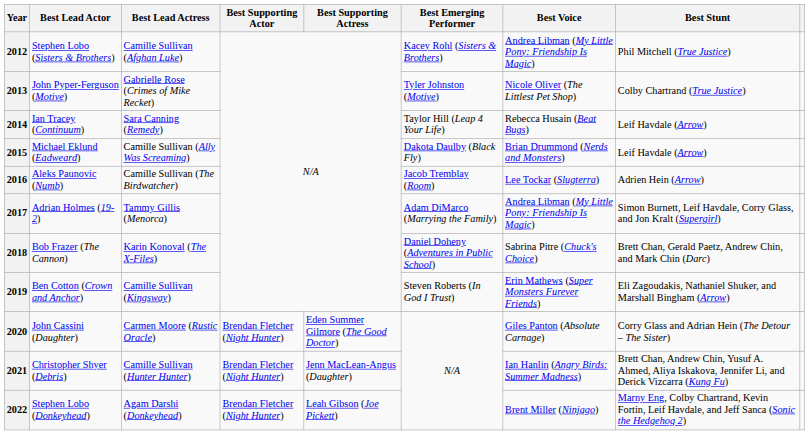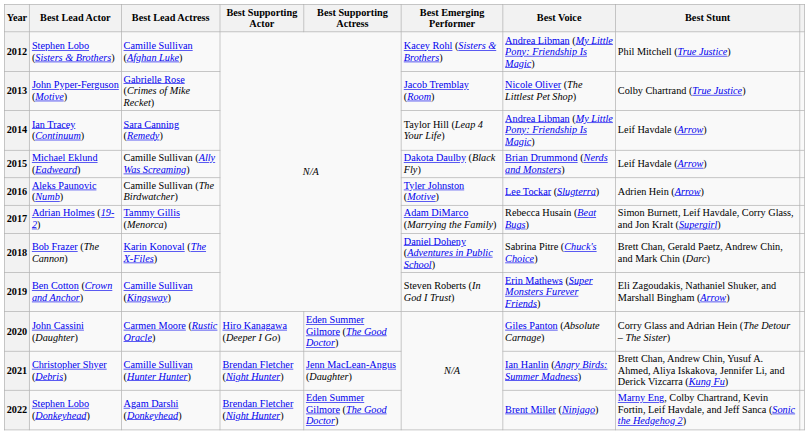(434, 91) Tyler Johnston (Motive) -> (436, 91) Jacob Tremblay (Room)
(551, 124) Rebecca Husain (Beat Bugs) -> (559, 130) Andrea Libman (My Little Pony: Friendship Is Magic)
(436, 180) Jacob Tremblay (Room) -> (434, 191) Tyler Johnston (Motive)
(559, 213) Andrea Libman (My Little Pony: Friendship Is Magic) -> (551, 219) Rebecca Husain (Beat Bugs)
(258, 331) Brendan Fletcher (Night Hunter) -> (255, 331) Hiro Kanagawa (Deeper I Go)
(342, 410) Leah Gibson (Joe Pickett) -> (346, 410) Eden Summer Gilmore (The Good Doctor)
